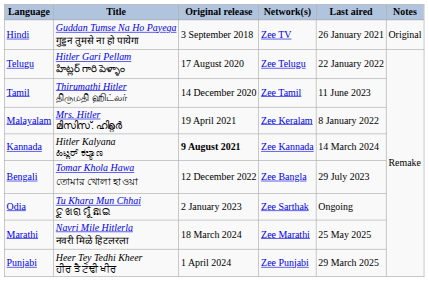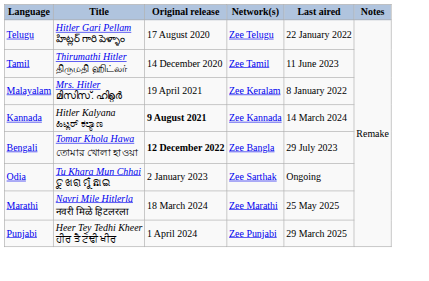- row: (18, 34)
(219, 177) normal -> (186, 147) bold
